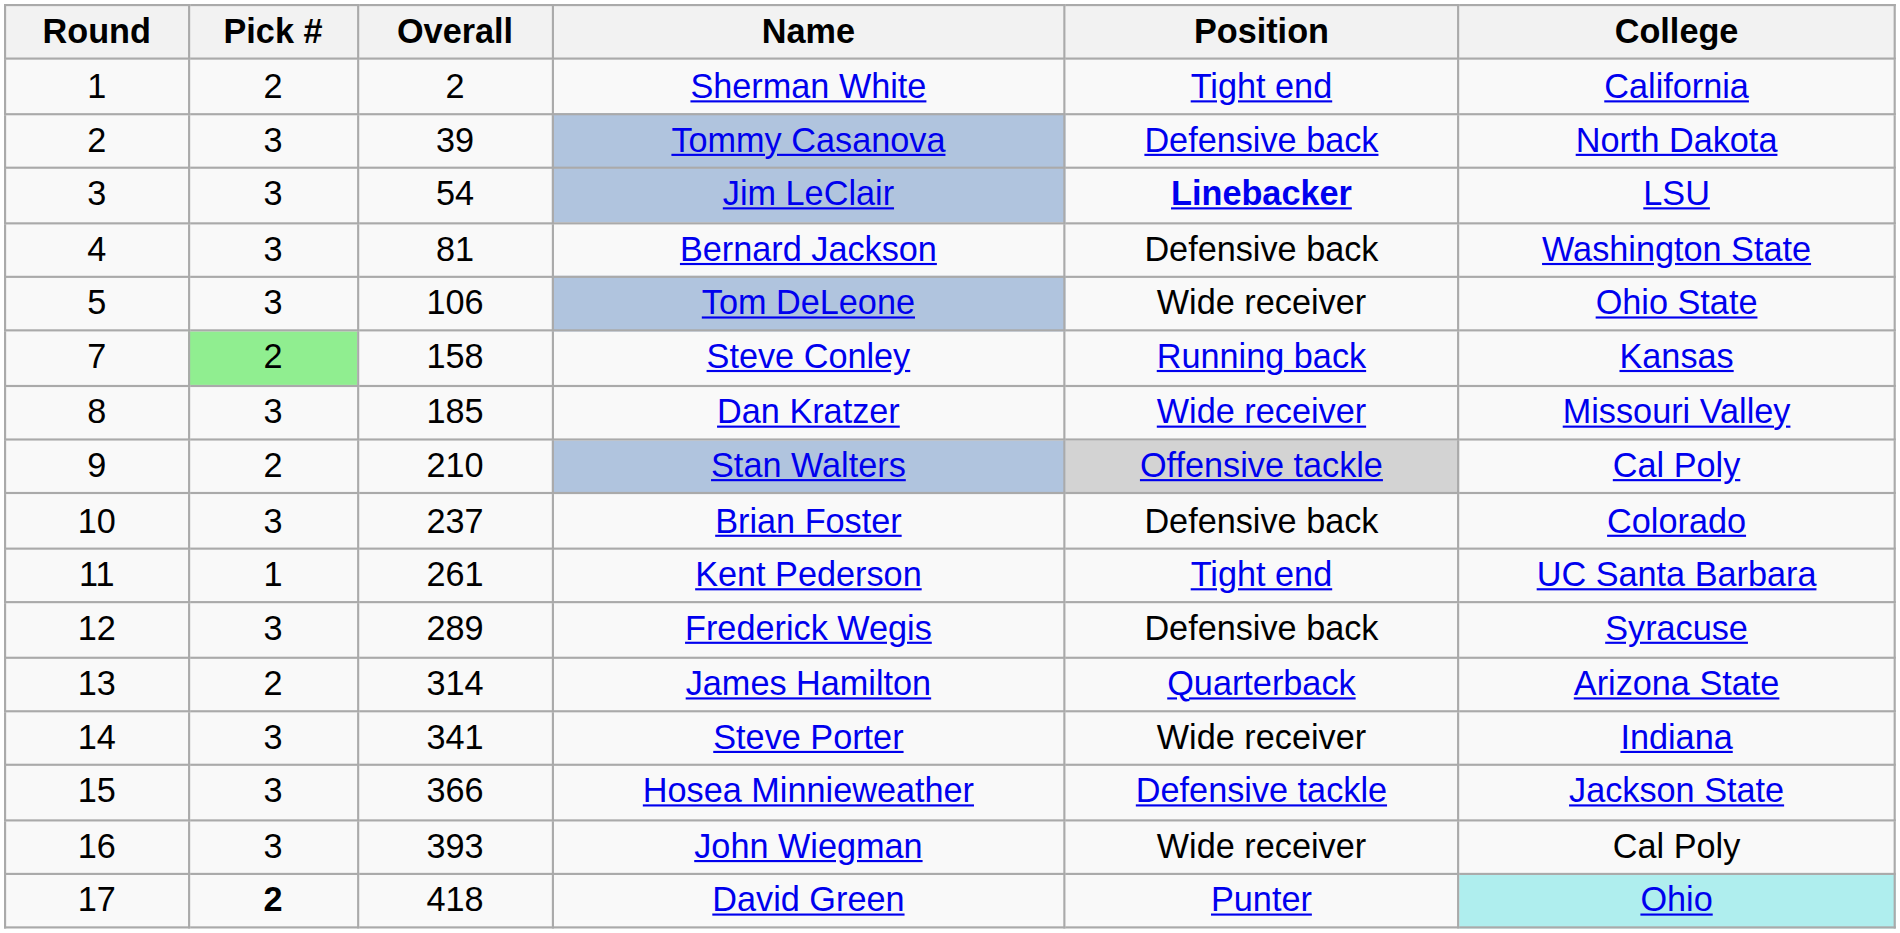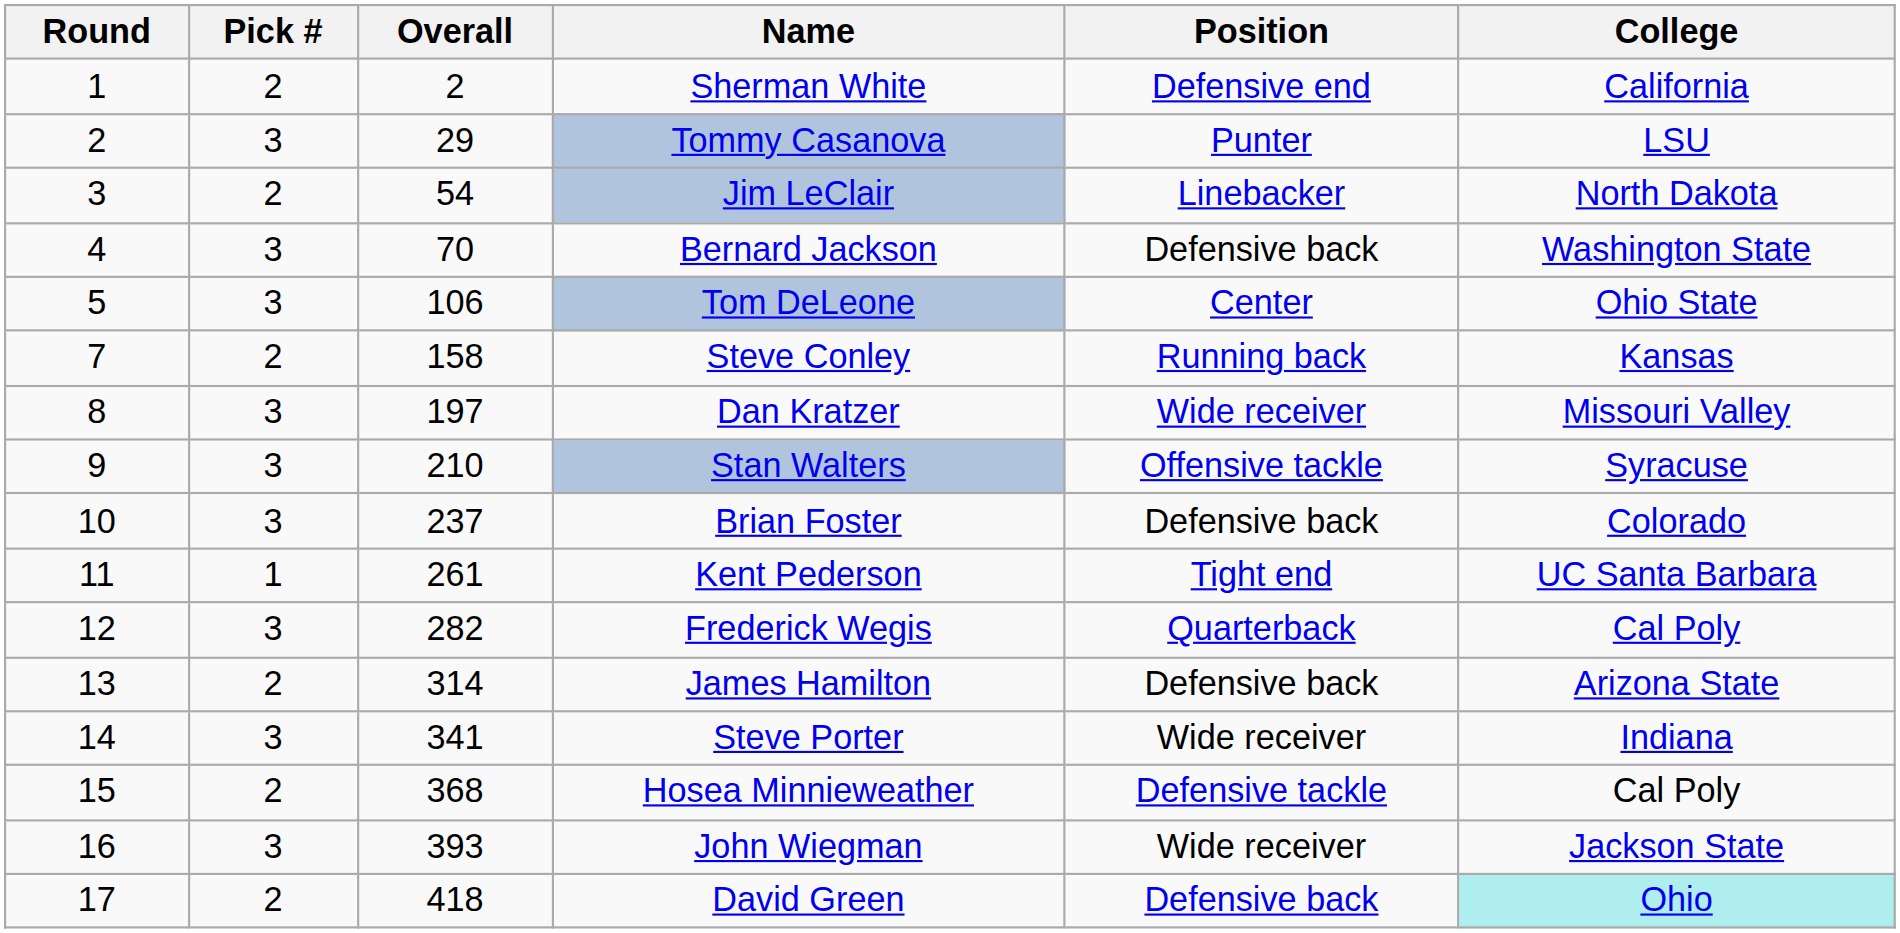(1261, 85) Tight end -> (1261, 85) Defensive end
(455, 140) 39 -> (455, 140) 29
(1261, 140) Defensive back -> (1261, 140) Punter
(1677, 140) North Dakota -> (1677, 140) LSU
(273, 194) 3 -> (273, 194) 2
(1261, 194) bold -> (1261, 194) normal
(1677, 194) LSU -> (1677, 194) North Dakota
(455, 248) 81 -> (455, 248) 70
(1261, 303) Wide receiver -> (1261, 303) Center
(273, 357) lightgreen background -> (273, 357) no background
(455, 411) 185 -> (455, 411) 197
(273, 466) 2 -> (273, 466) 3
(1261, 466) lightgrey background -> (1261, 466) no background
(1677, 466) Cal Poly -> (1677, 466) Syracuse
(455, 628) 289 -> (455, 628) 282
(1261, 628) Defensive back -> (1261, 628) Quarterback
(1677, 628) Syracuse -> (1677, 628) Cal Poly
(1261, 683) Quarterback -> (1261, 683) Defensive back
(273, 791) 3 -> (273, 791) 2
(455, 791) 366 -> (455, 791) 368
(1677, 791) Jackson State -> (1677, 791) Cal Poly
(1677, 846) Cal Poly -> (1677, 846) Jackson State
(273, 900) bold -> (273, 900) normal
(1261, 900) Punter -> (1261, 900) Defensive back
